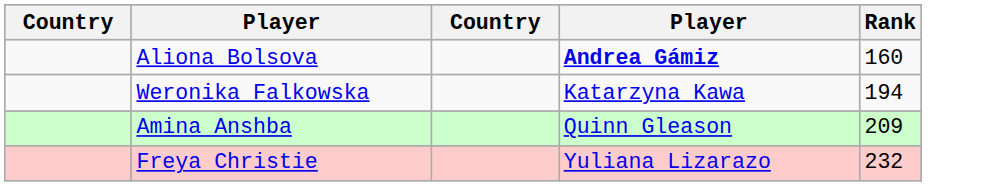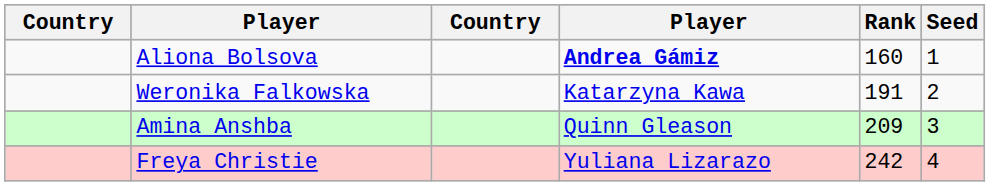+ column: (952, 22)
(884, 93) 194 -> (884, 93) 191
(884, 163) 232 -> (884, 163) 242
